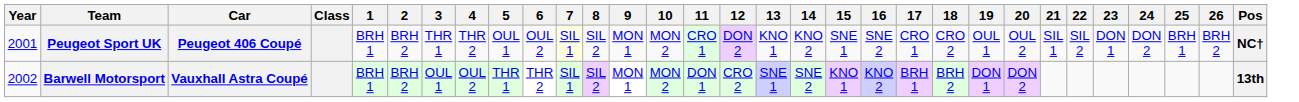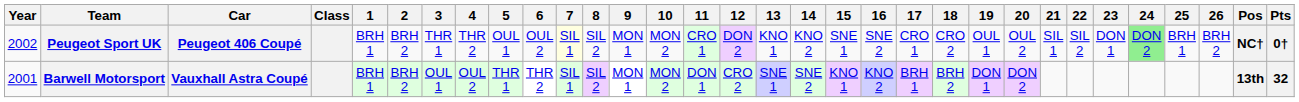+ column: (1281, 15)
(22, 43) 2001 -> (22, 43) 2002
(1147, 43) no background -> (1147, 43) lightgreen background
(22, 79) 2002 -> (22, 79) 2001
